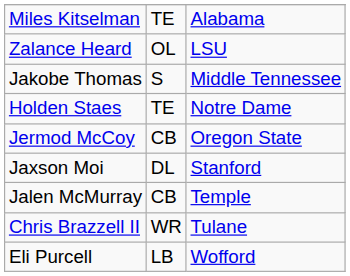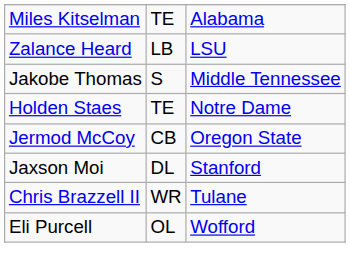(163, 49) OL -> (162, 49) LB
- row: (75, 197)
(162, 256) LB -> (163, 227) OL
